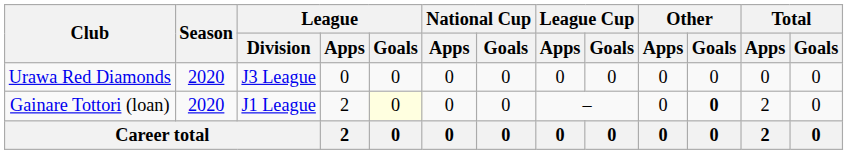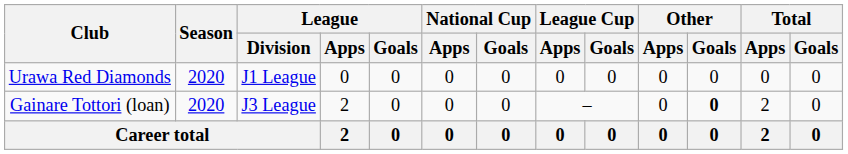(279, 76) J3 League -> (279, 76) J1 League
(279, 105) J1 League -> (279, 105) J3 League
(396, 105) lightyellow background -> (396, 105) no background
